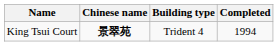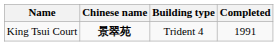(245, 31) 1994 -> (245, 31) 1991
